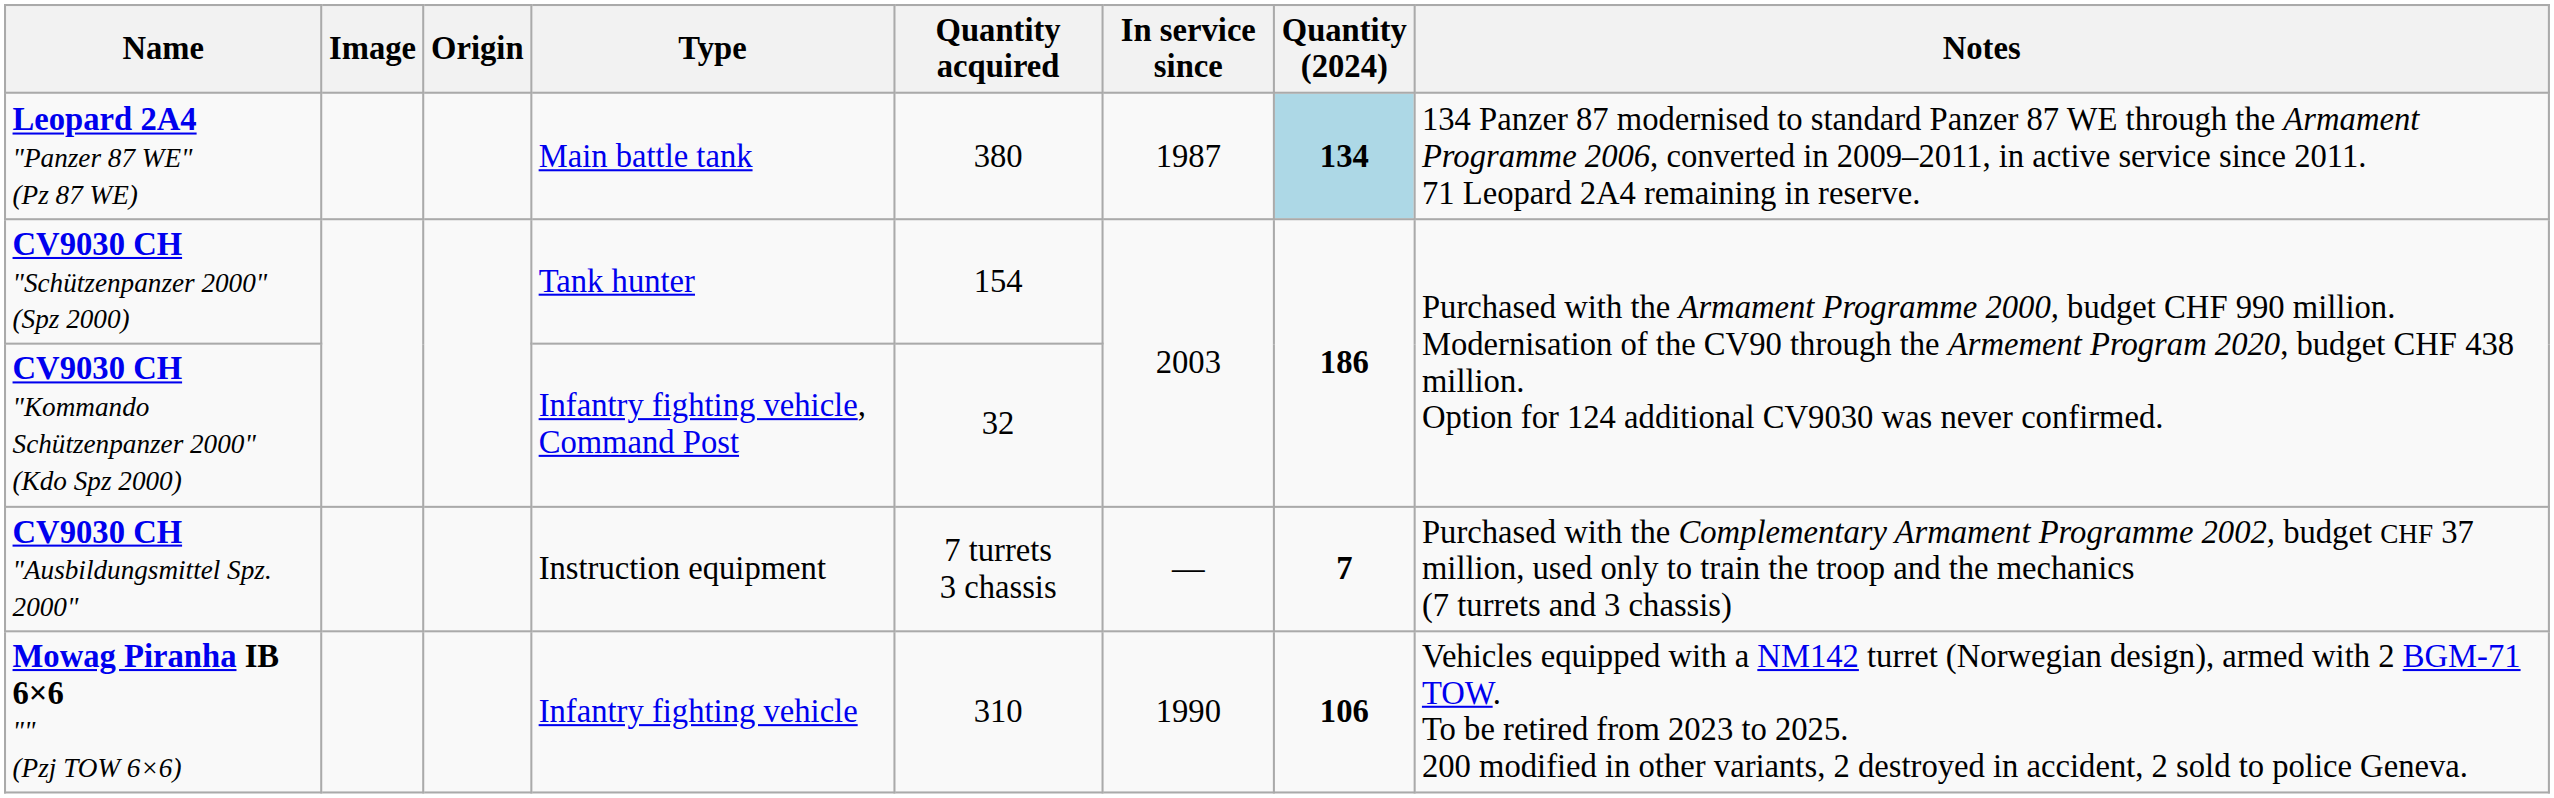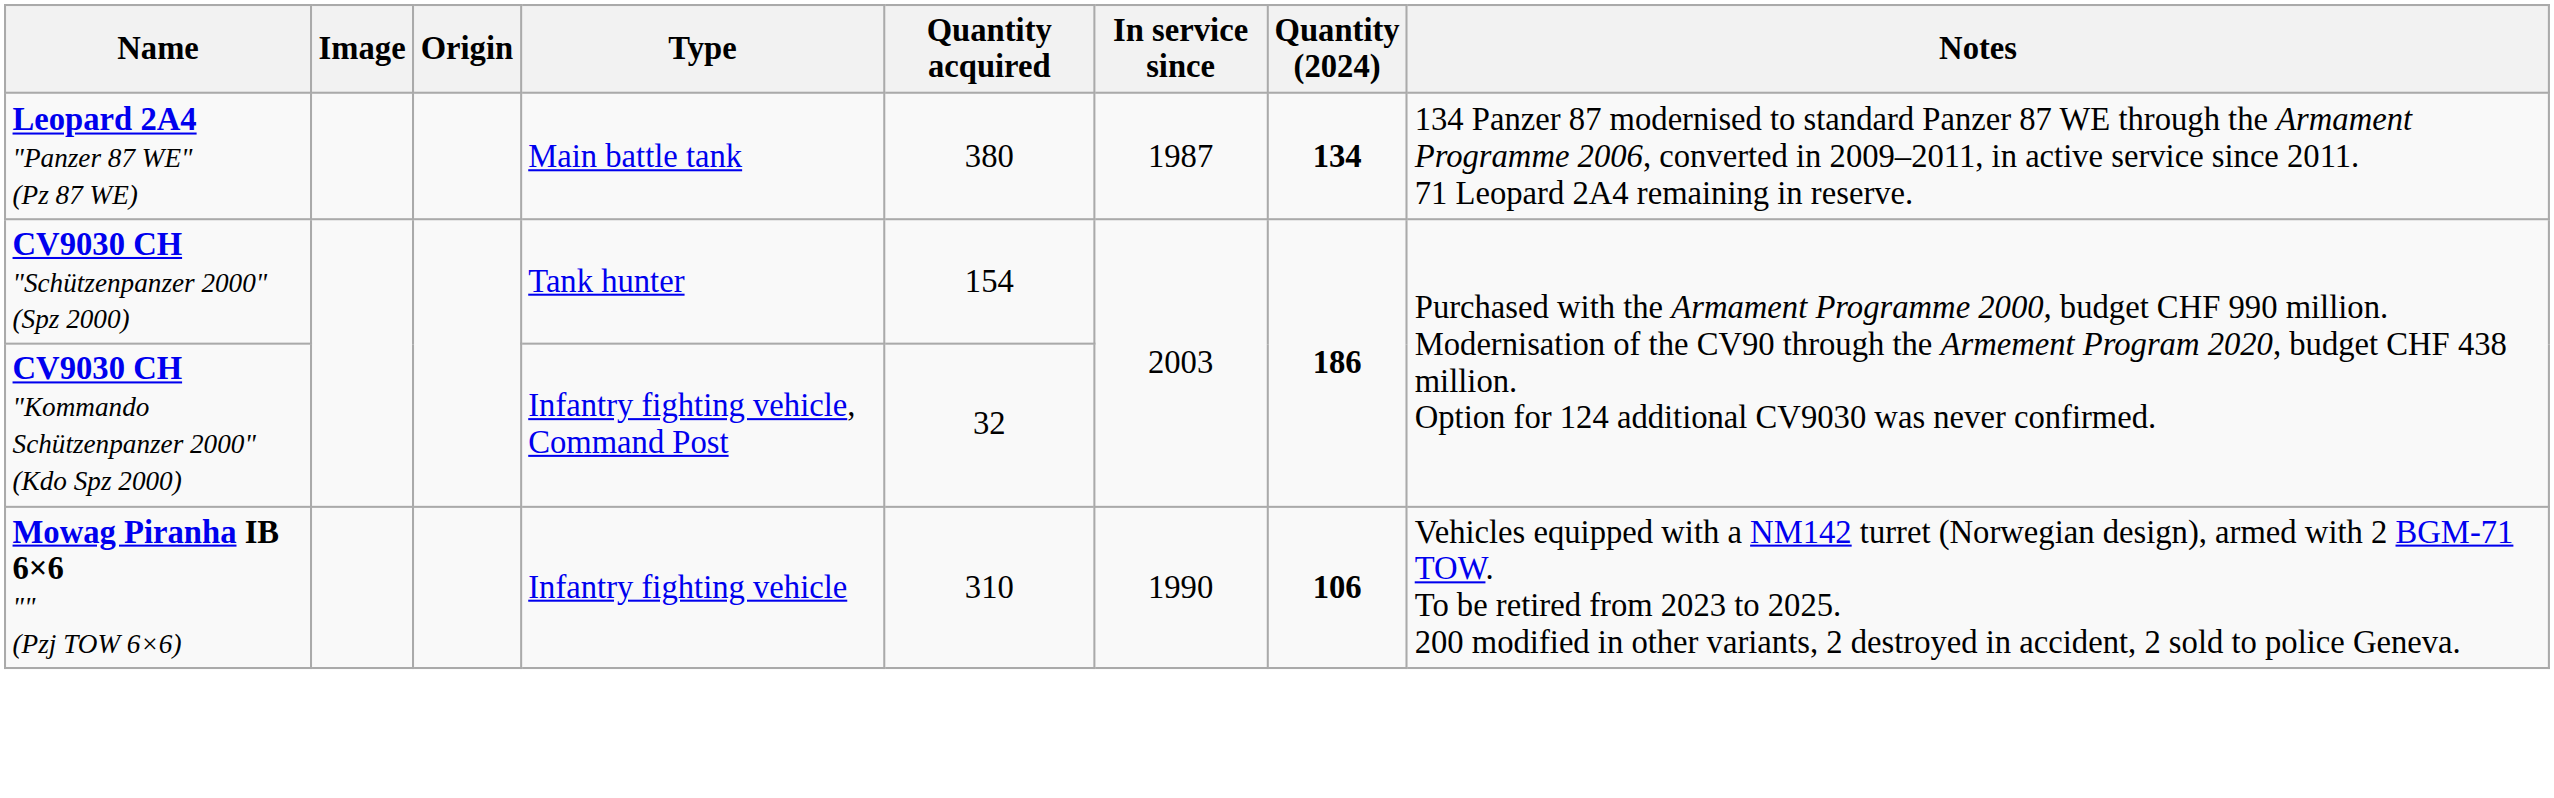(1344, 155) lightblue background -> (1337, 155) no background
- row: (142, 567)
